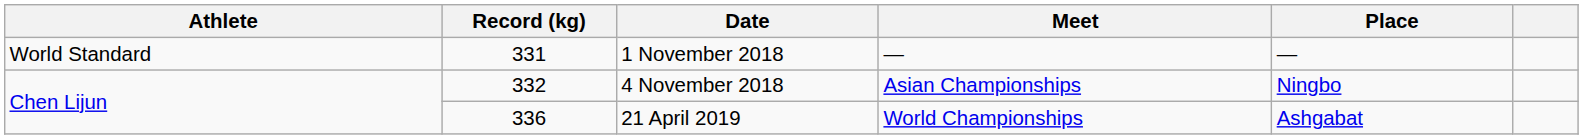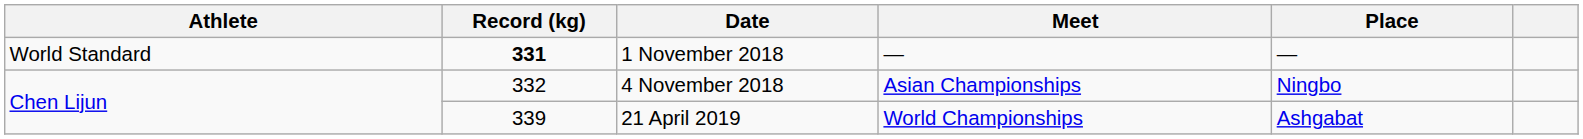(529, 54) normal -> (529, 54) bold
(529, 118) 336 -> (529, 118) 339
